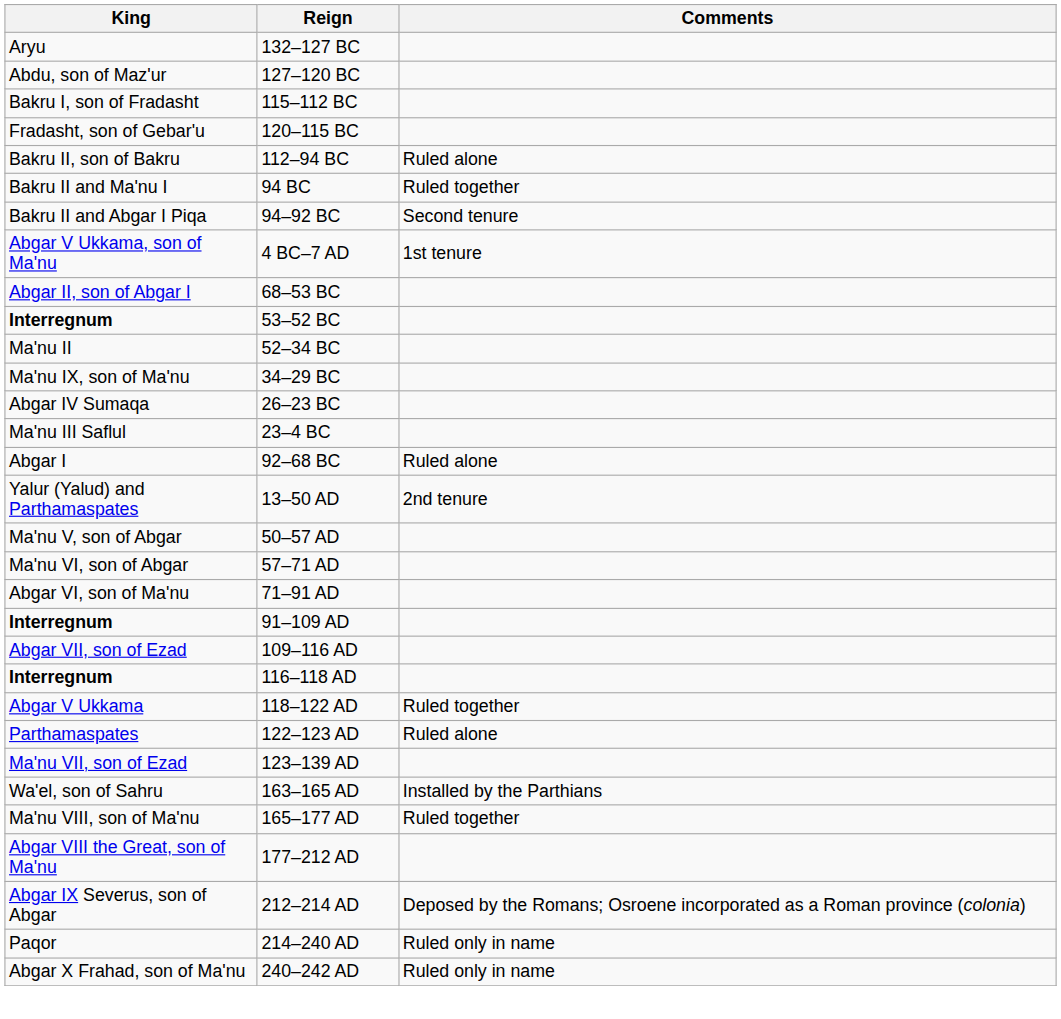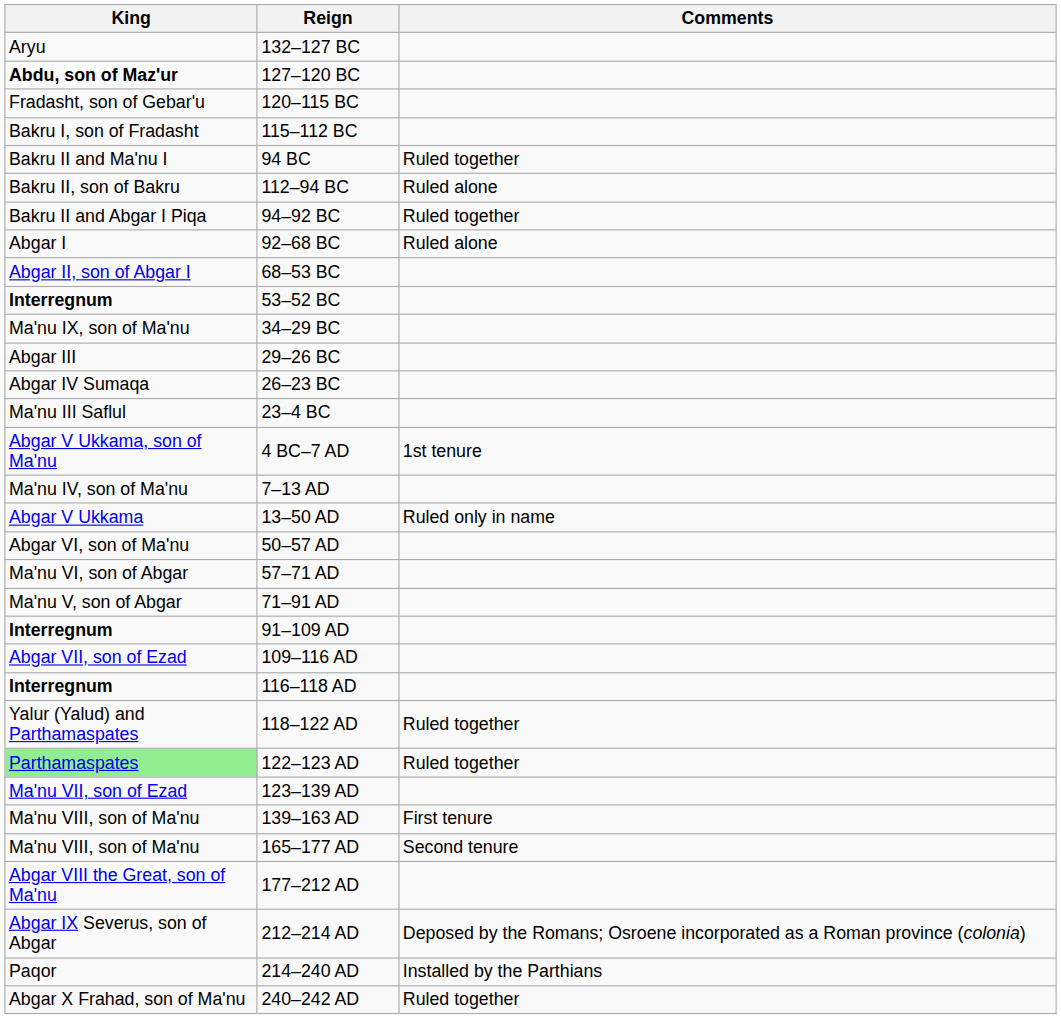(88, 74) normal -> (94, 74) bold
rows swapped: (310, 131) <-> (309, 103)
rows swapped: (305, 159) <-> (286, 187)
(461, 215) Second tenure -> (461, 215) Ruled together
rows swapped: (301, 461) <-> (305, 253)
- row: (301, 348)
+ row: (301, 356)
+ row: (295, 489)
(77, 499) Yalur (Yalud) and Parthamaspates -> (76, 517) Abgar V Ukkama
(445, 499) 2nd tenure -> (479, 517) Ruled only in name
(95, 537) Ma'nu V, son of Abgar -> (99, 545) Abgar VI, son of Ma'nu
(99, 593) Abgar VI, son of Ma'nu -> (95, 601) Ma'nu V, son of Abgar
(76, 706) Abgar V Ukkama -> (77, 724) Yalur (Yalud) and Parthamaspates
(74, 734) no background -> (74, 762) lightgreen background
(450, 734) Ruled alone -> (461, 762) Ruled together
+ row: (310, 819)
- row: (310, 790)
(461, 819) Ruled together -> (461, 847) Second tenure
(479, 943) Ruled only in name -> (503, 971) Installed by the Parthians
(479, 971) Ruled only in name -> (461, 999) Ruled together
